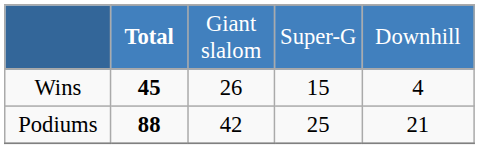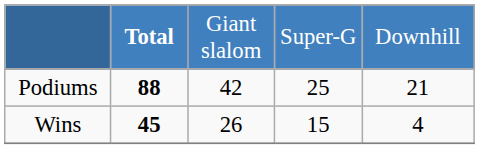rows swapped: (58, 87) <-> (58, 124)
